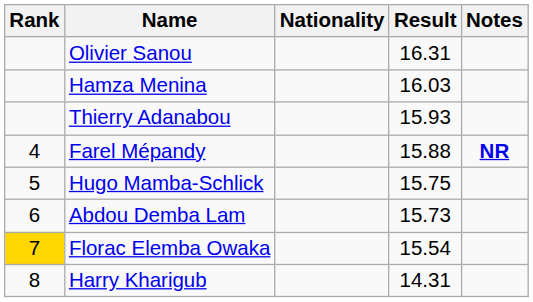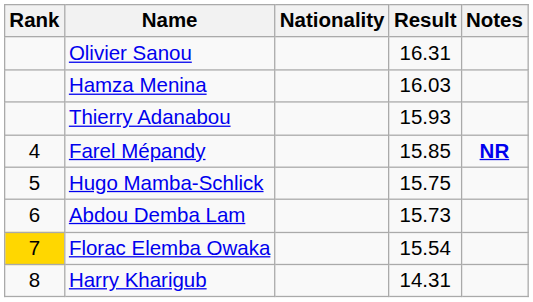(425, 150) 15.88 -> (425, 150) 15.85
